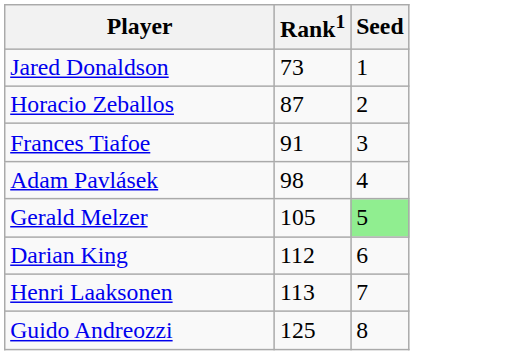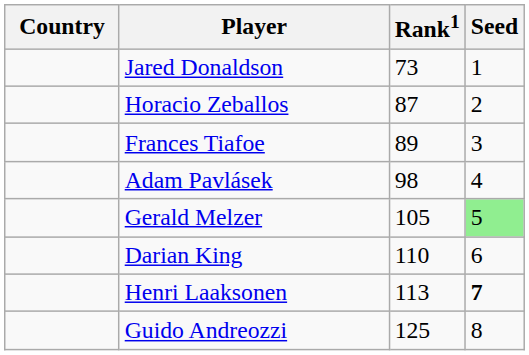+ column: (62, 26)
(292, 142) 91 -> (406, 142) 89
(297, 255) 112 -> (412, 255) 110
(362, 292) normal -> (477, 292) bold
